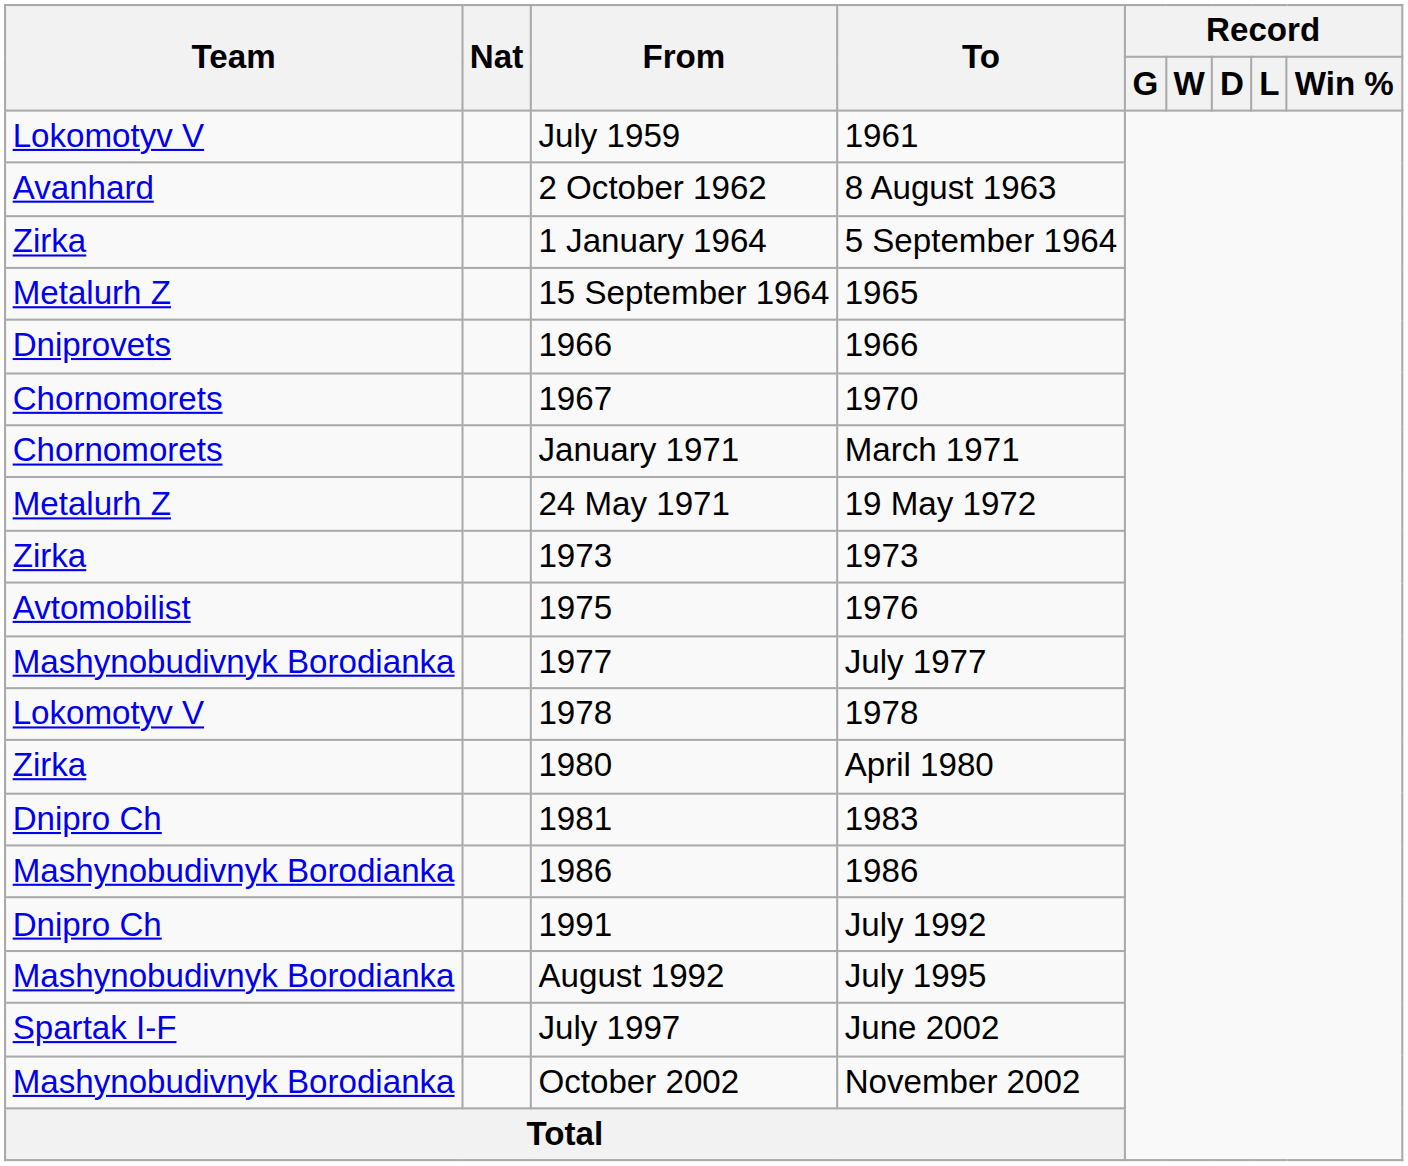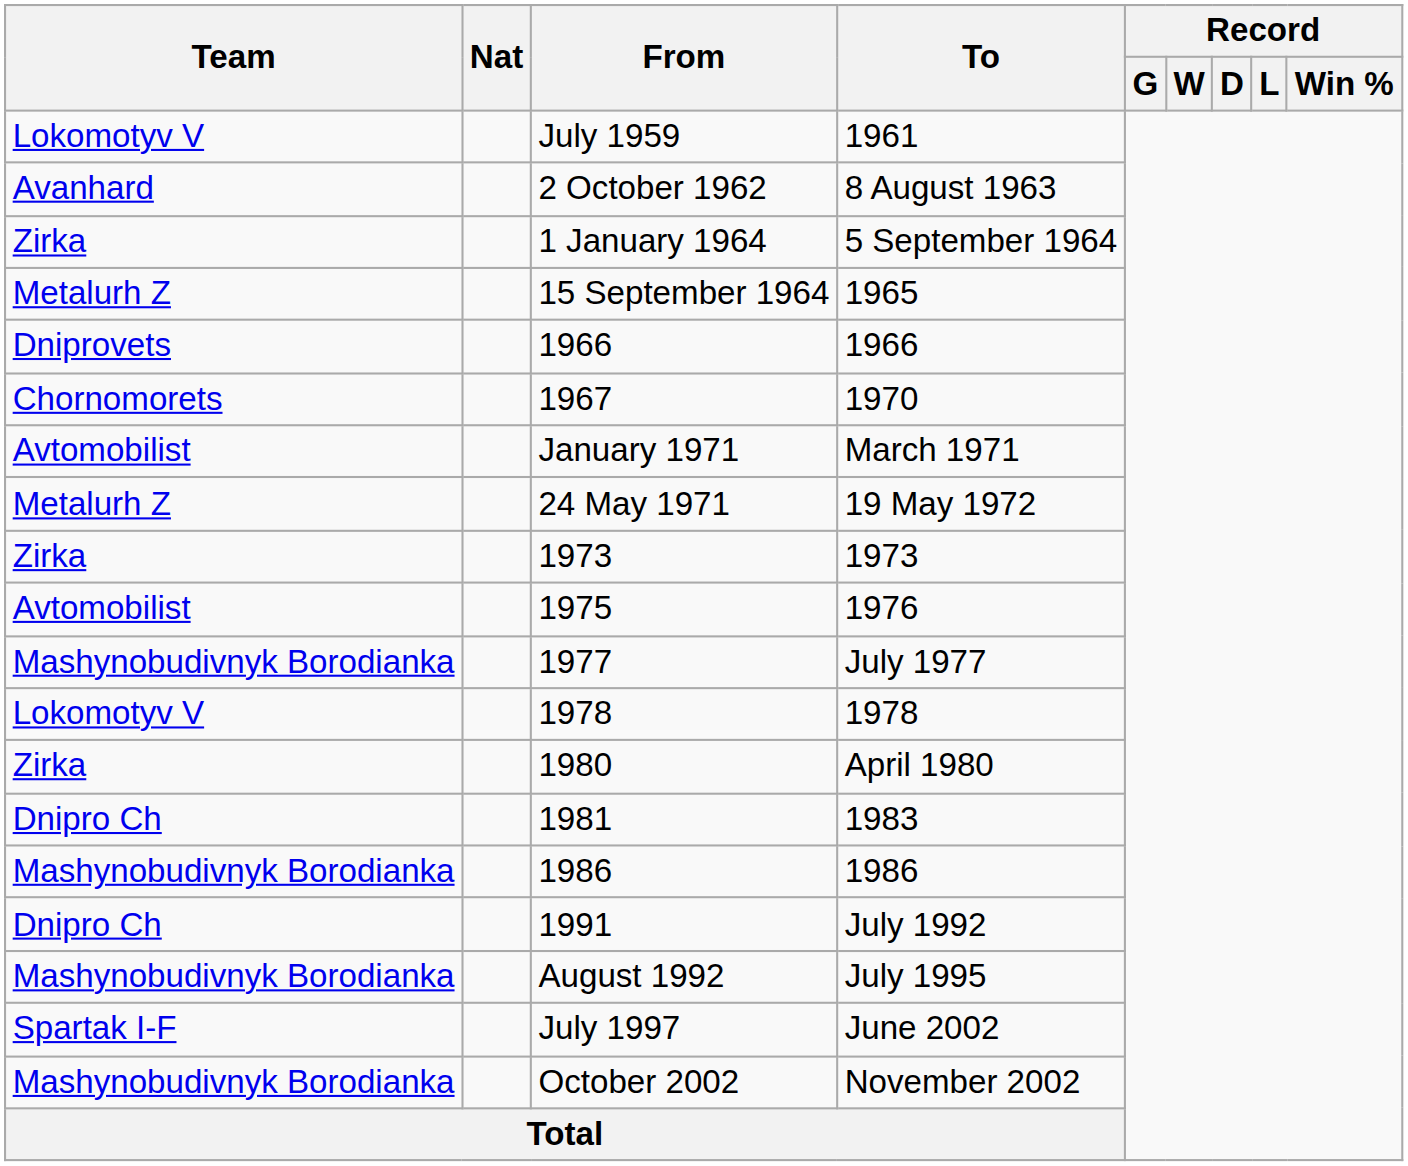(118, 450) Chornomorets -> (102, 450) Avtomobilist
